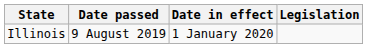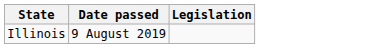- column: (223, 14)
